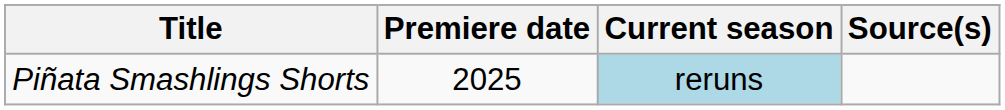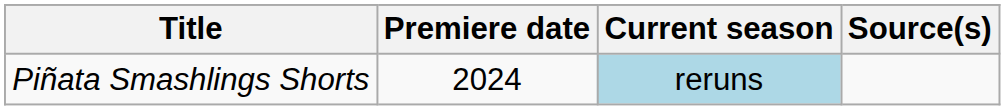(487, 78) 2025 -> (487, 78) 2024
